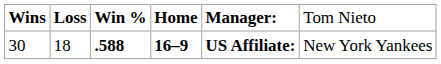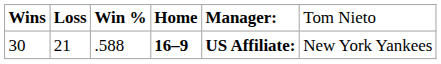(62, 44) 18 -> (62, 44) 21
(109, 44) bold -> (109, 44) normal
